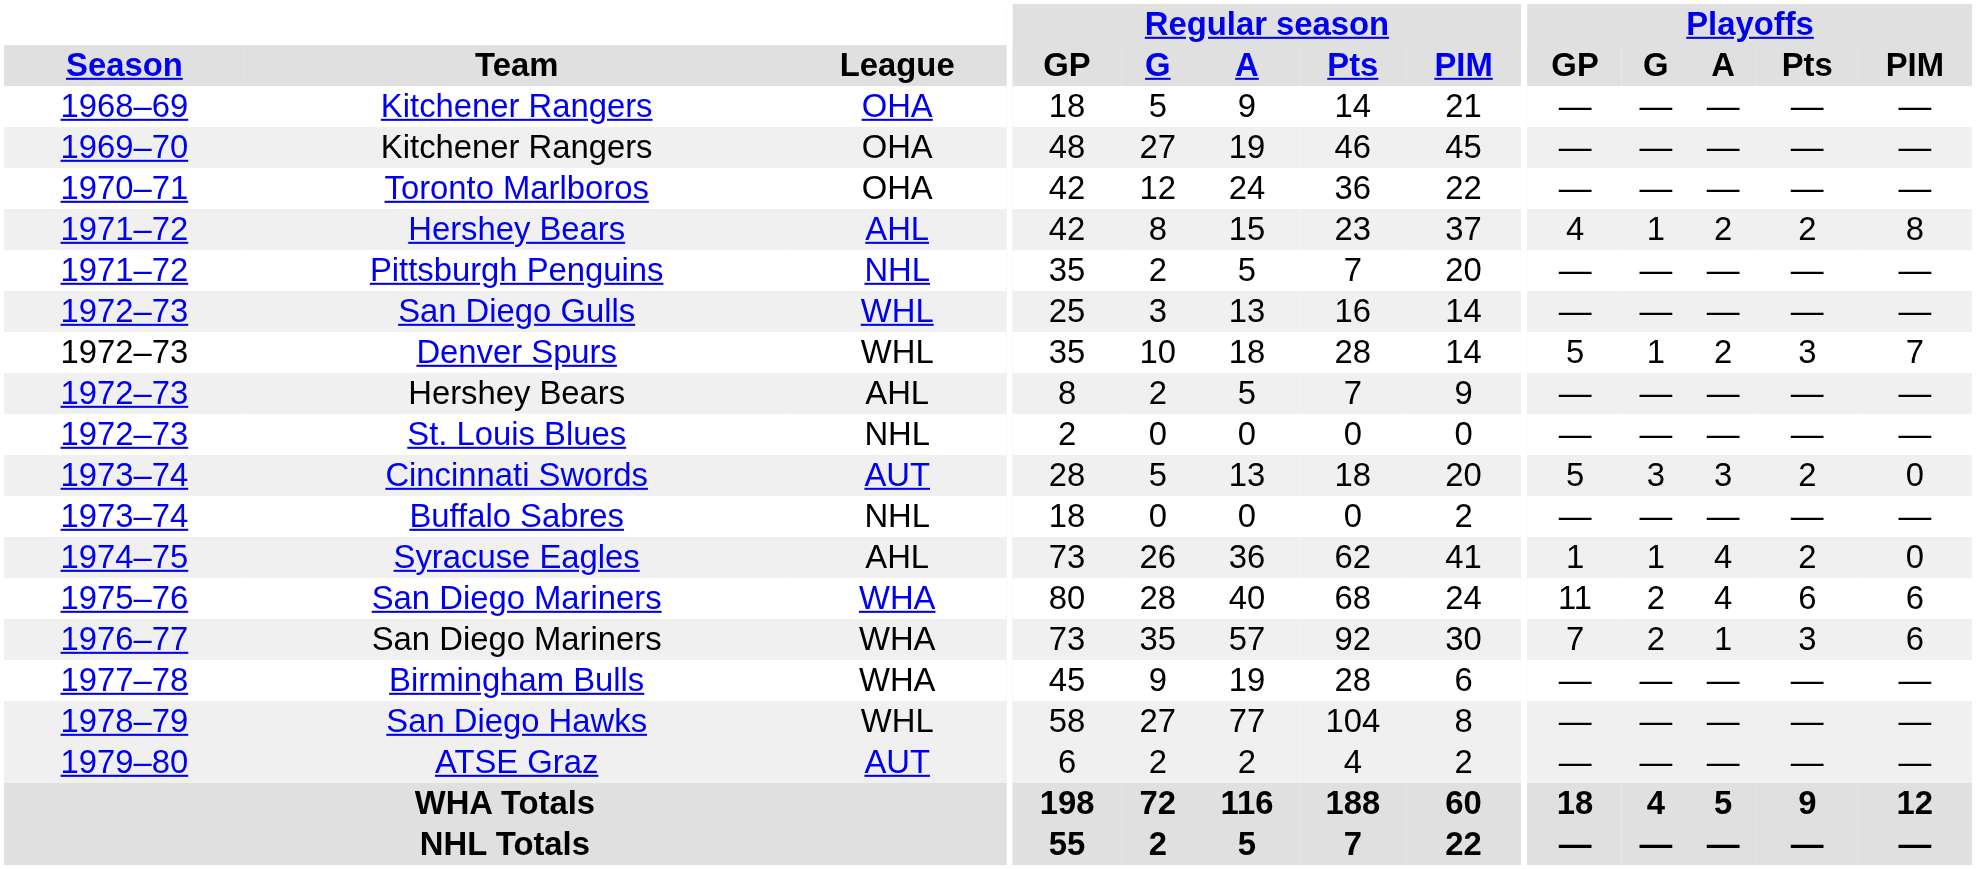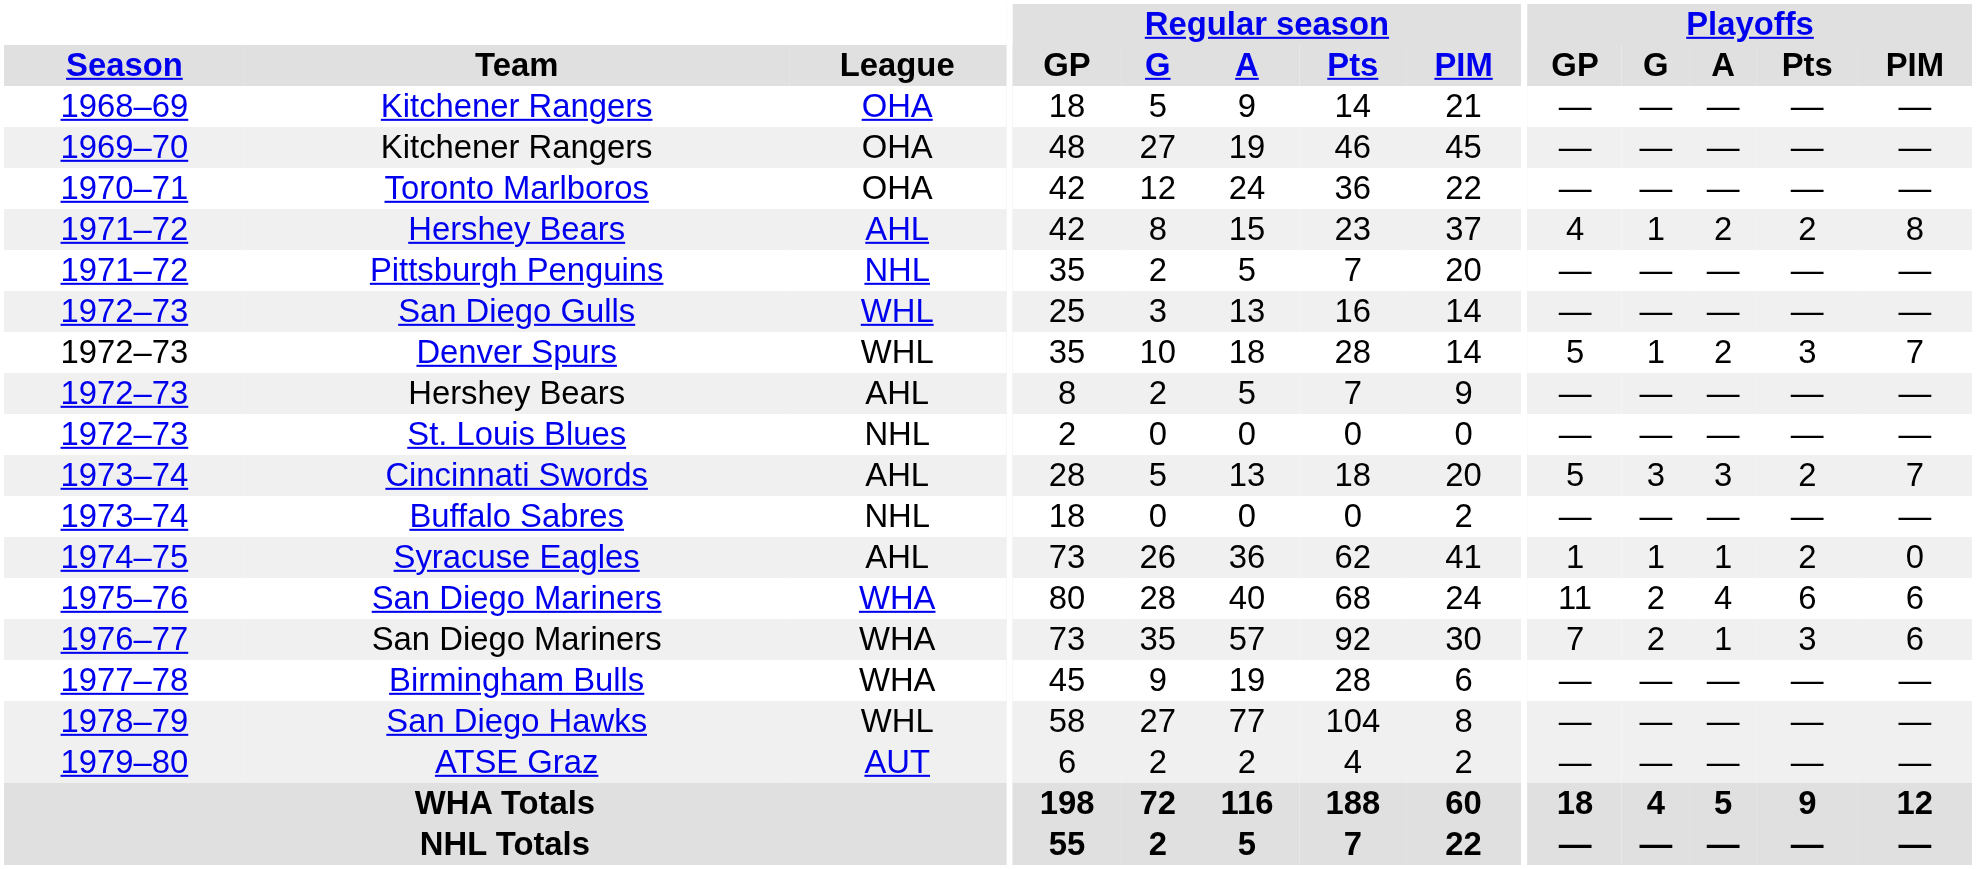(897, 474) AUT -> (897, 474) AHL
(1915, 474) 0 -> (1915, 474) 7
(1723, 556) 4 -> (1723, 556) 1
